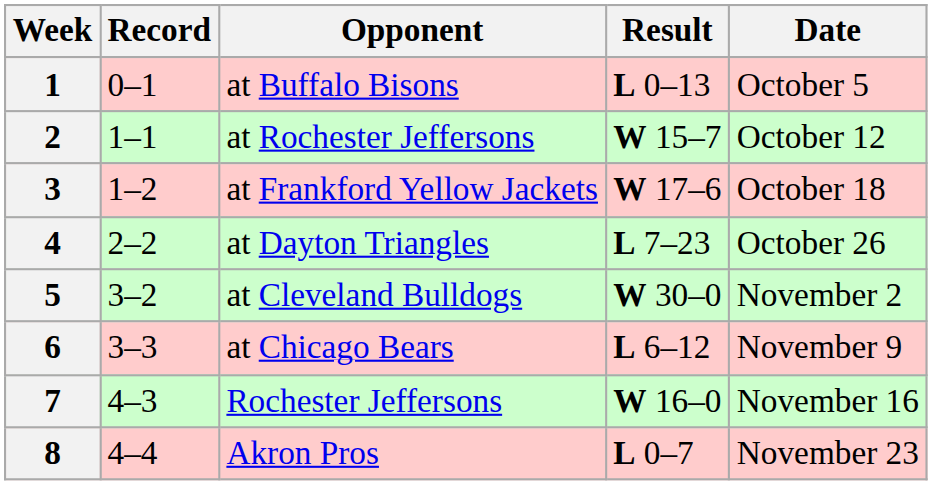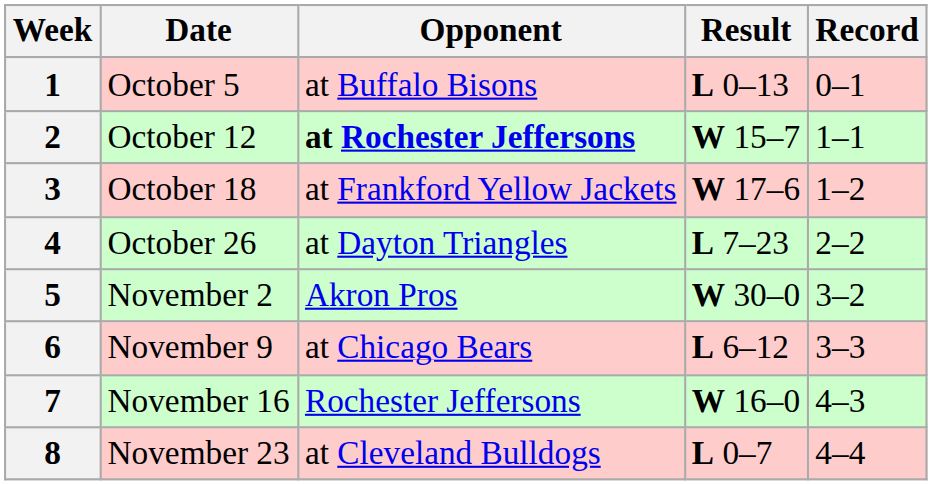columns swapped: (828, 30) <-> (159, 30)
(380, 136) normal -> (470, 136) bold
(374, 294) at Cleveland Bulldogs -> (381, 294) Akron Pros
(303, 453) Akron Pros -> (453, 453) at Cleveland Bulldogs
